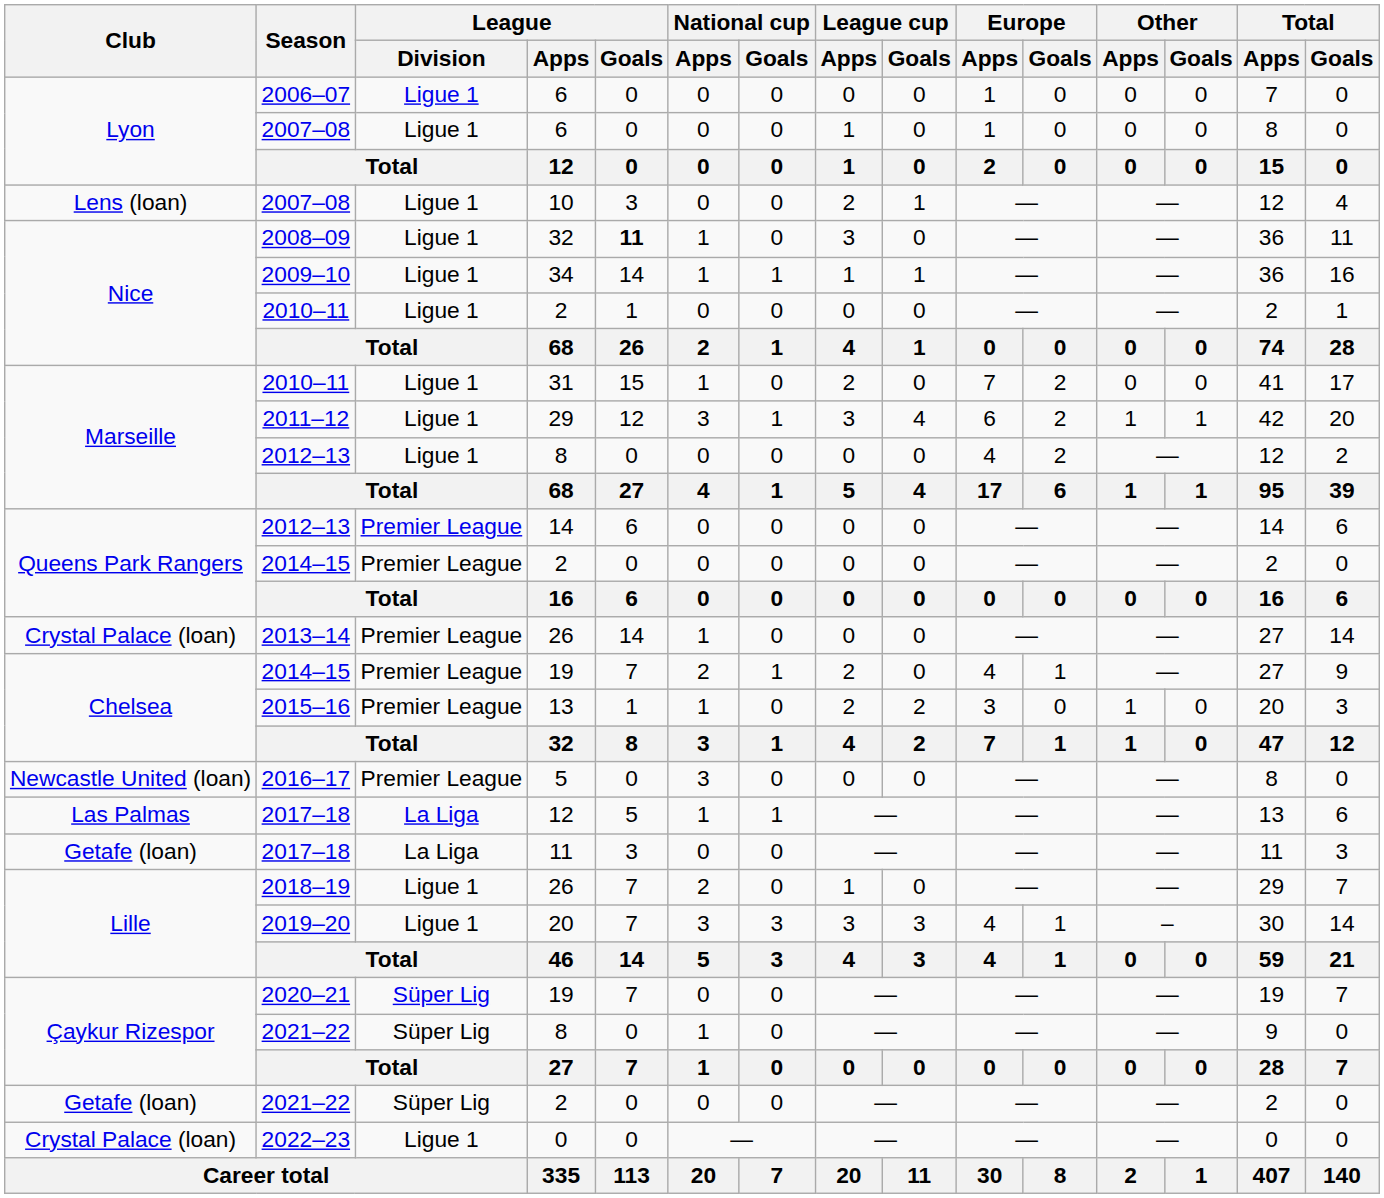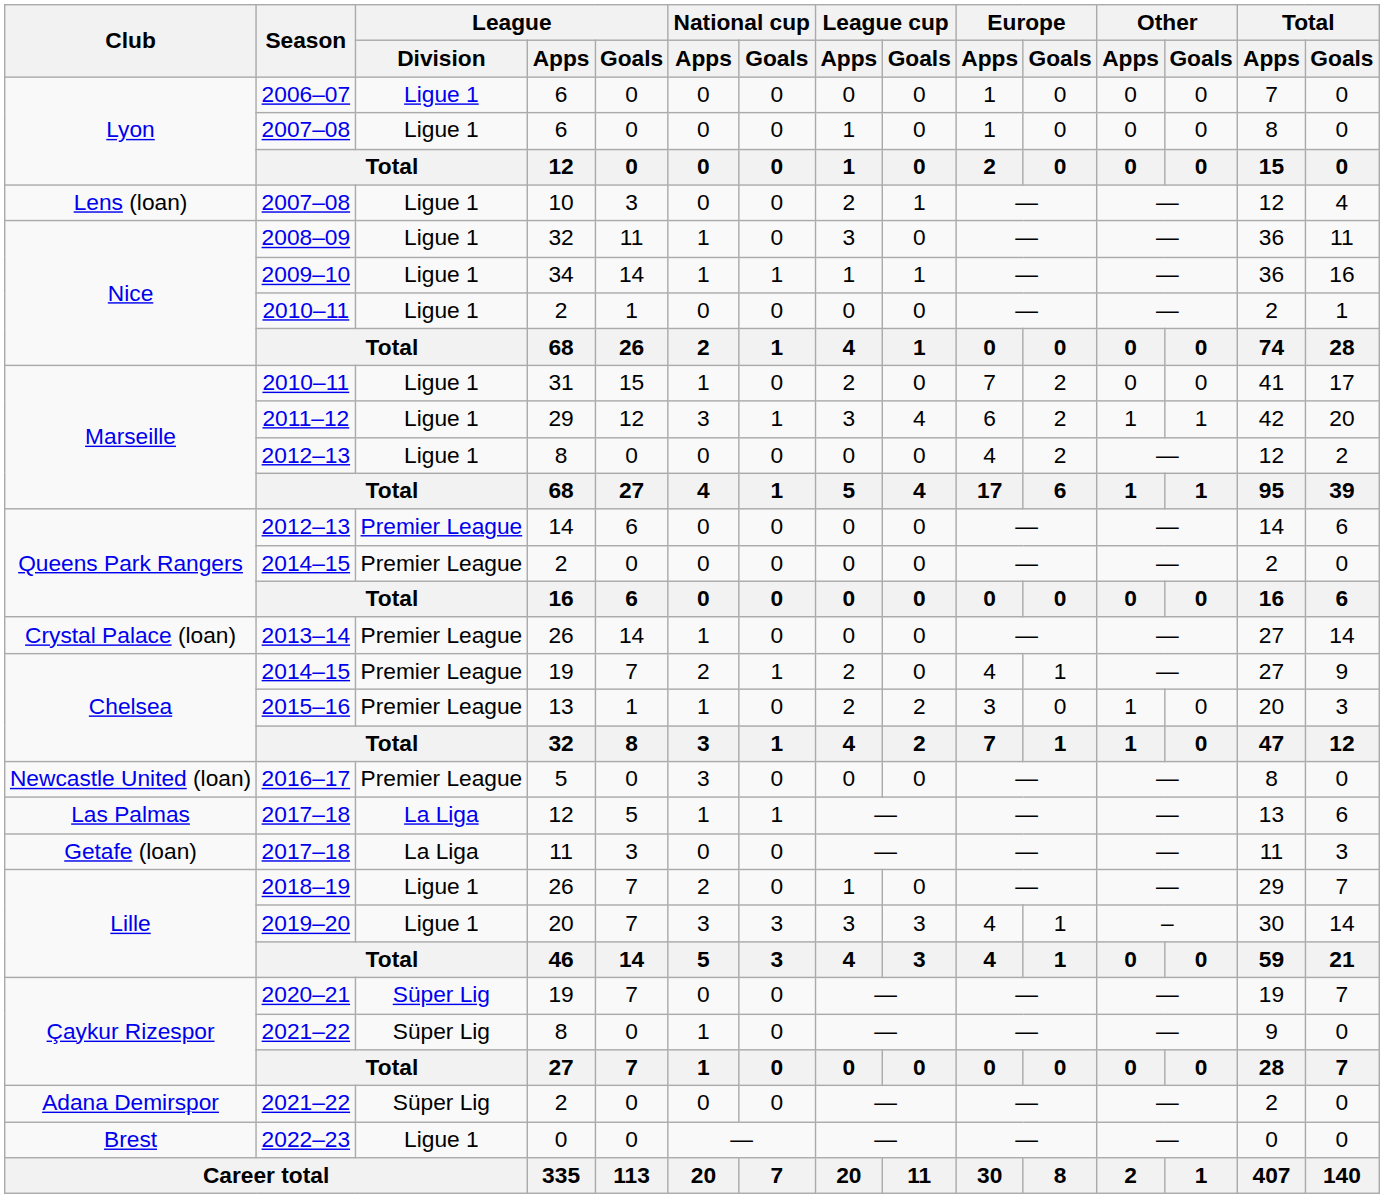(632, 238) bold -> (632, 238) normal
(131, 1103) Getafe (loan) -> (131, 1103) Adana Demirspor
(131, 1139) Crystal Palace (loan) -> (131, 1139) Brest
